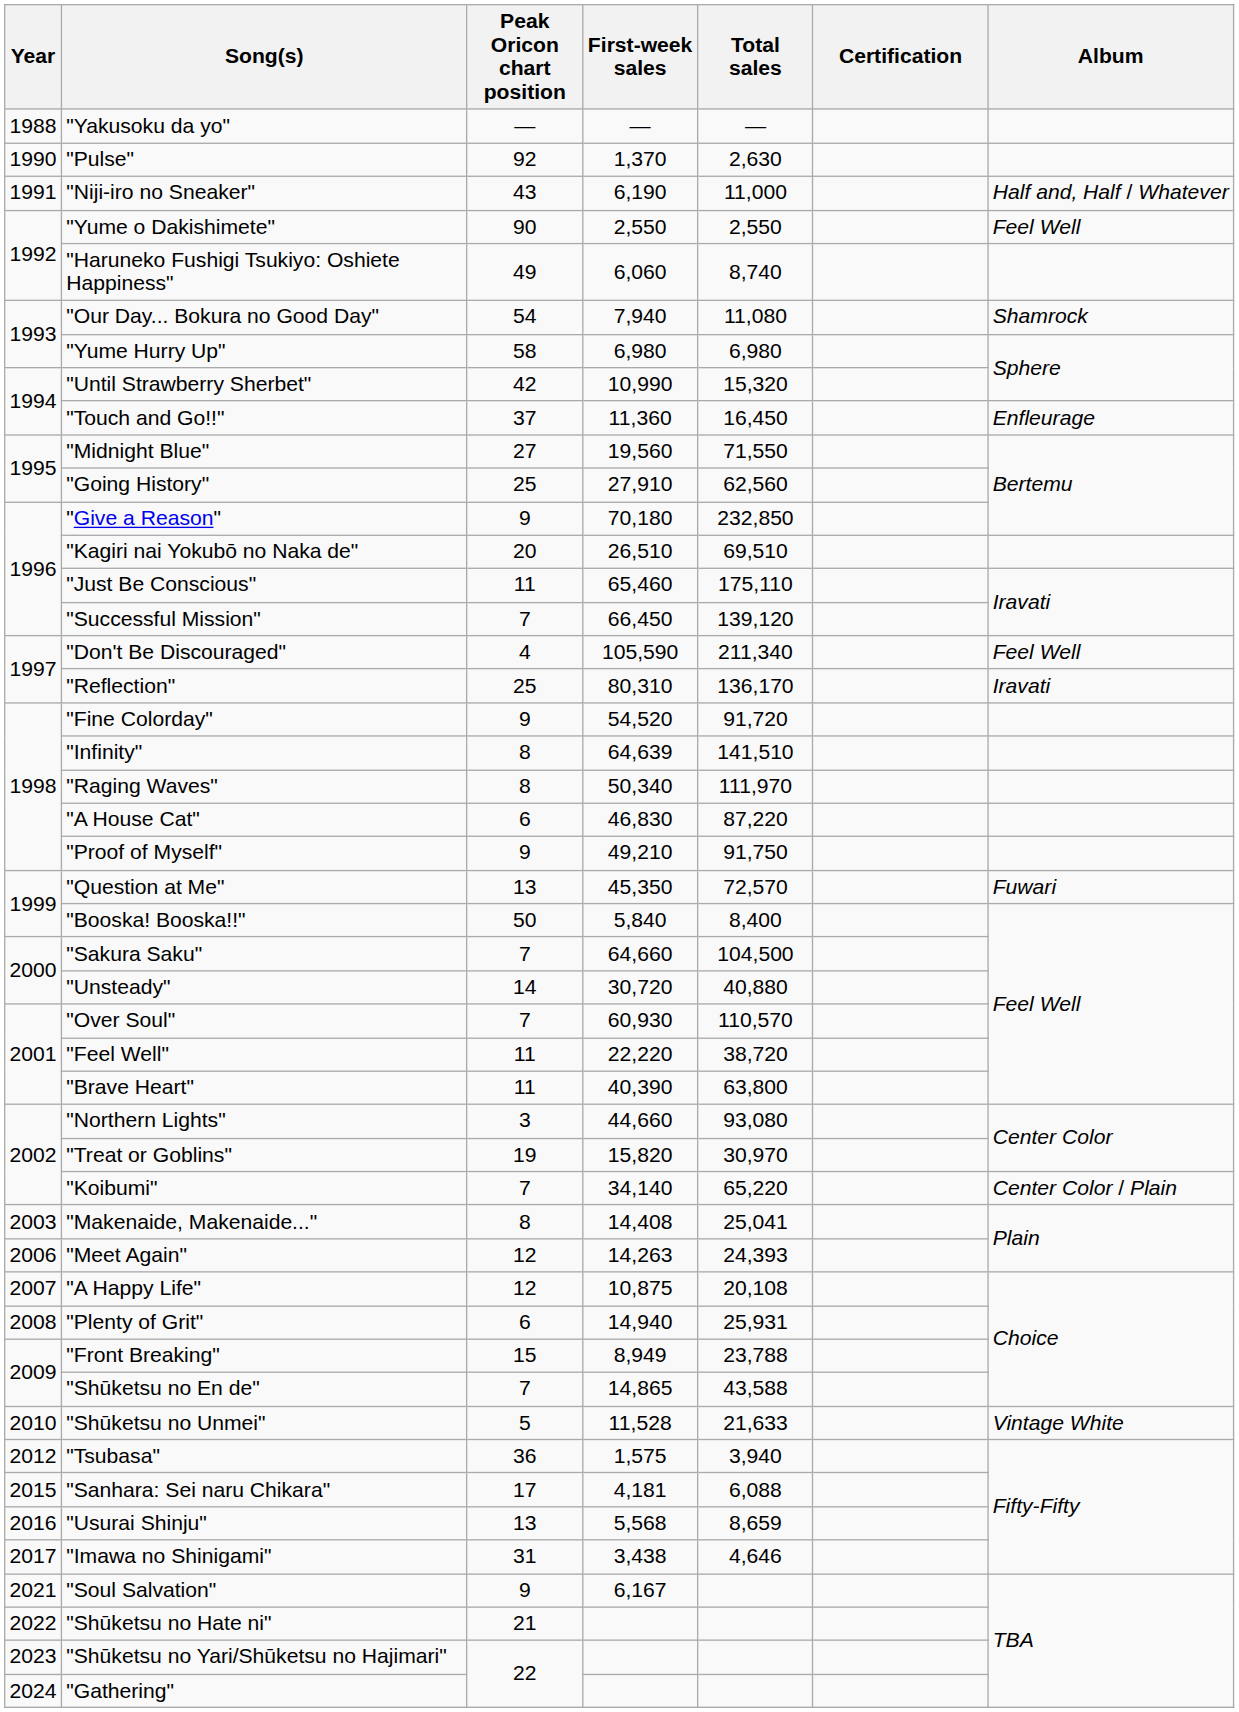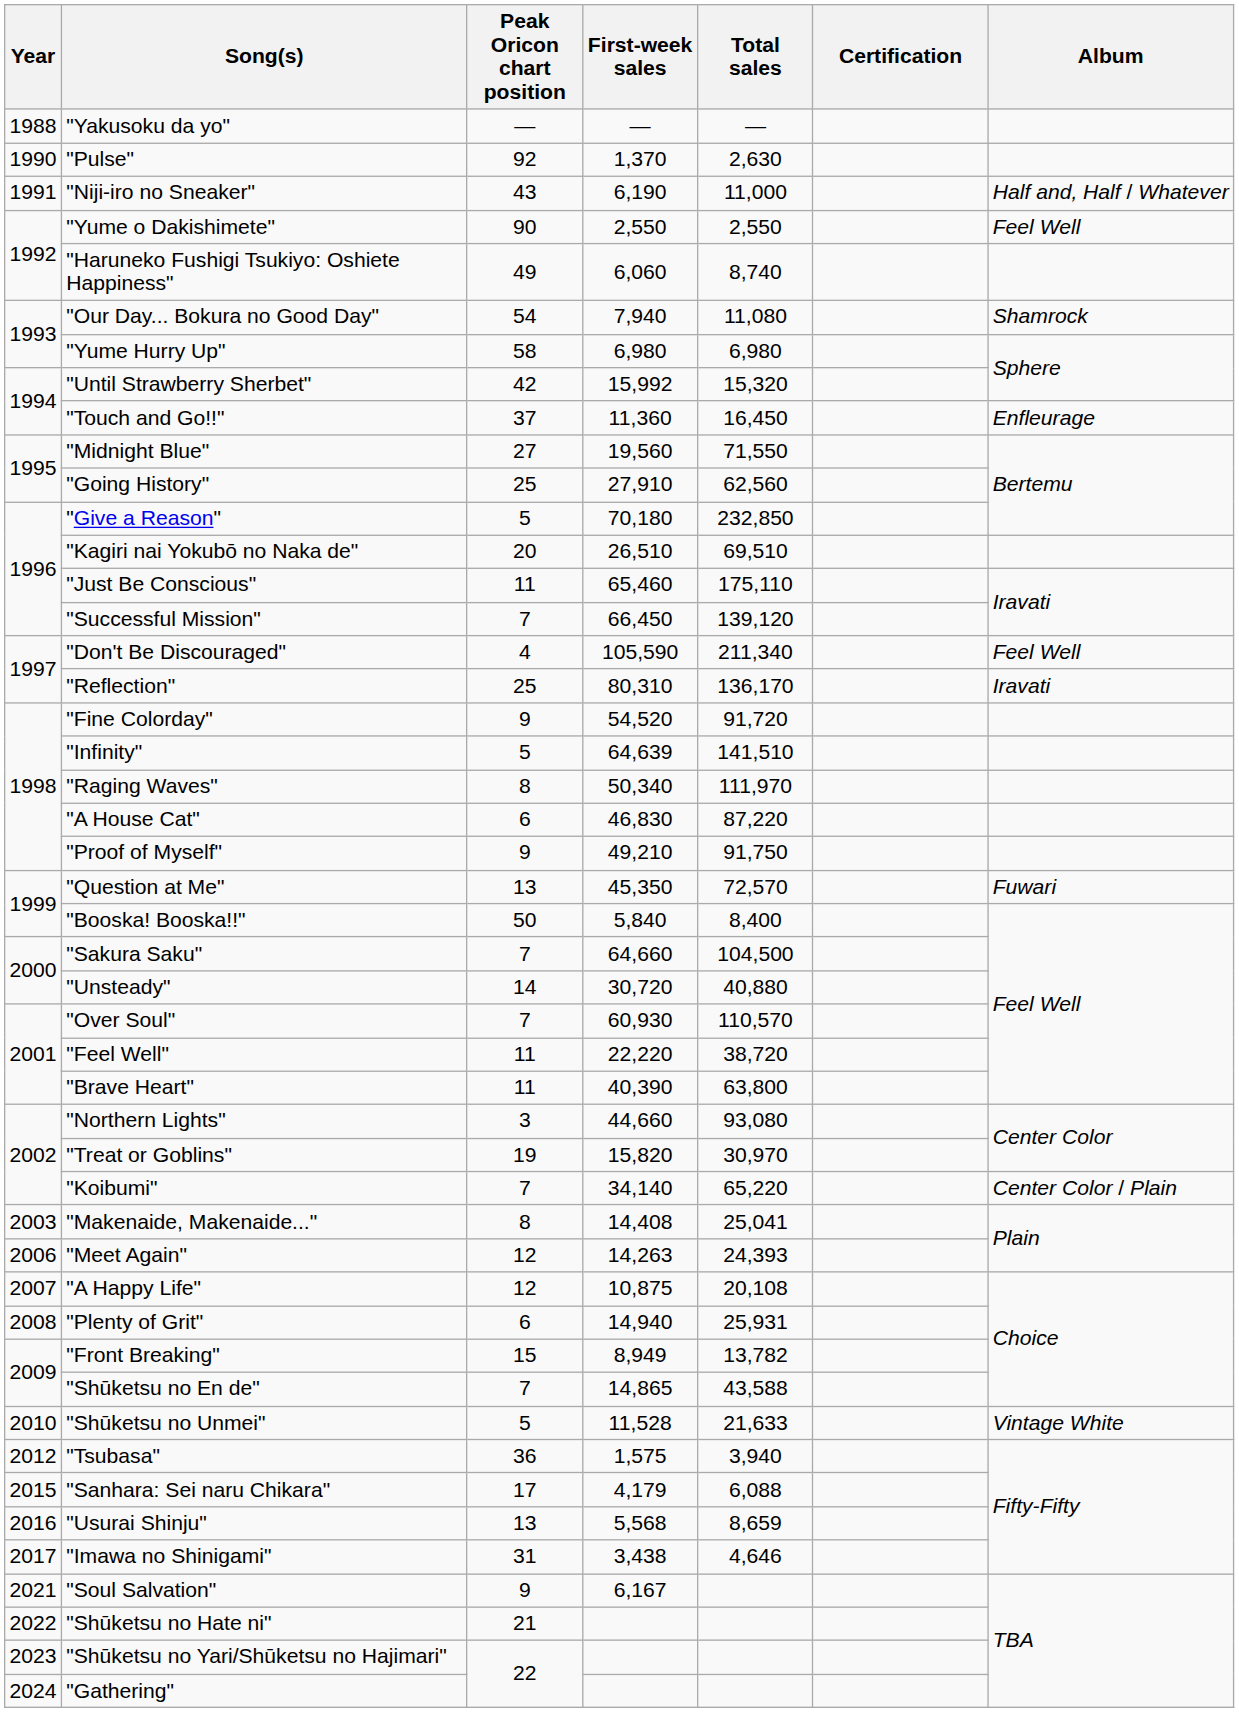(640, 384) 10,990 -> (640, 384) 15,992
(525, 518) 9 -> (525, 518) 5
(525, 752) 8 -> (525, 752) 5
(755, 1355) 23,788 -> (755, 1355) 13,782
(640, 1489) 4,181 -> (640, 1489) 4,179
